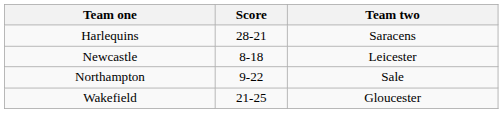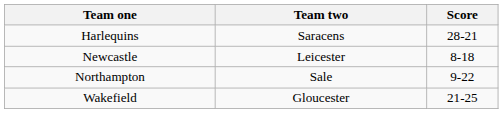columns swapped: (393, 14) <-> (251, 14)
